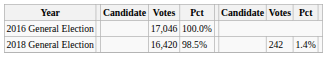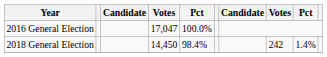(164, 28) 17,046 -> (164, 28) 17,047
(164, 44) 16,420 -> (164, 44) 14,450
(194, 44) 98.5% -> (194, 44) 98.4%
